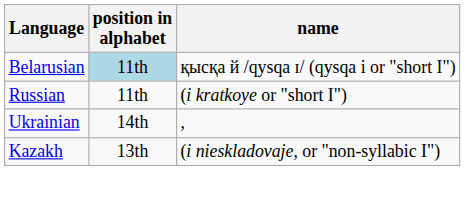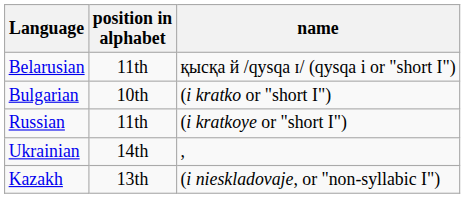(133, 66) lightblue background -> (133, 66) no background
+ row: (44, 94)
